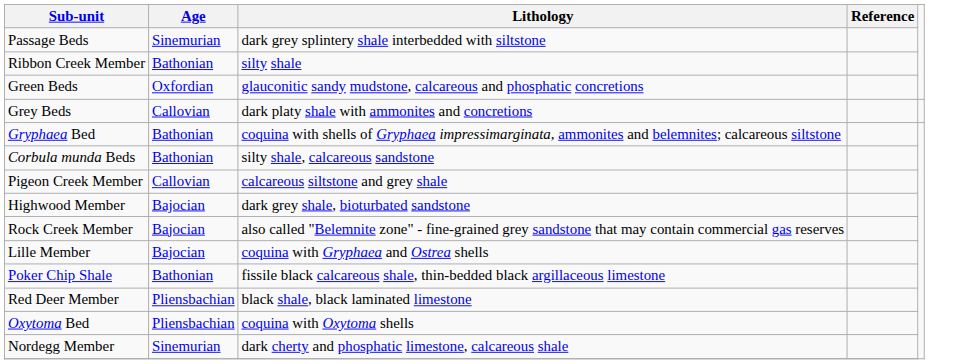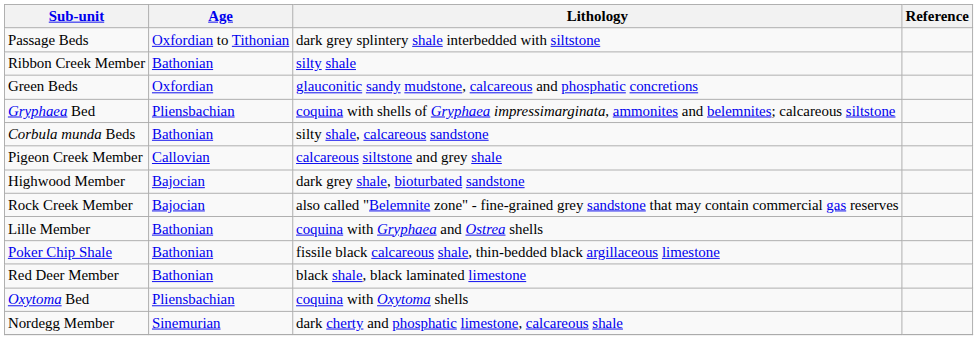(186, 39) Sinemurian -> (221, 39) Oxfordian to Tithonian
- row: (40, 110)
(183, 134) Bathonian -> (193, 110) Pliensbachian
(178, 252) Bajocian -> (183, 228) Bathonian
(193, 299) Pliensbachian -> (183, 275) Bathonian
